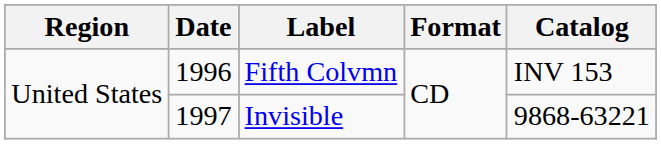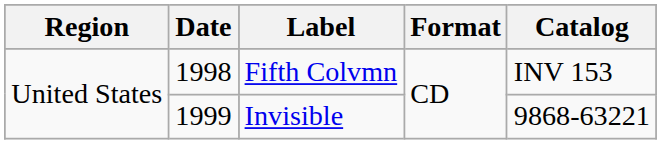(203, 71) 1996 -> (203, 71) 1998
(203, 116) 1997 -> (203, 116) 1999
